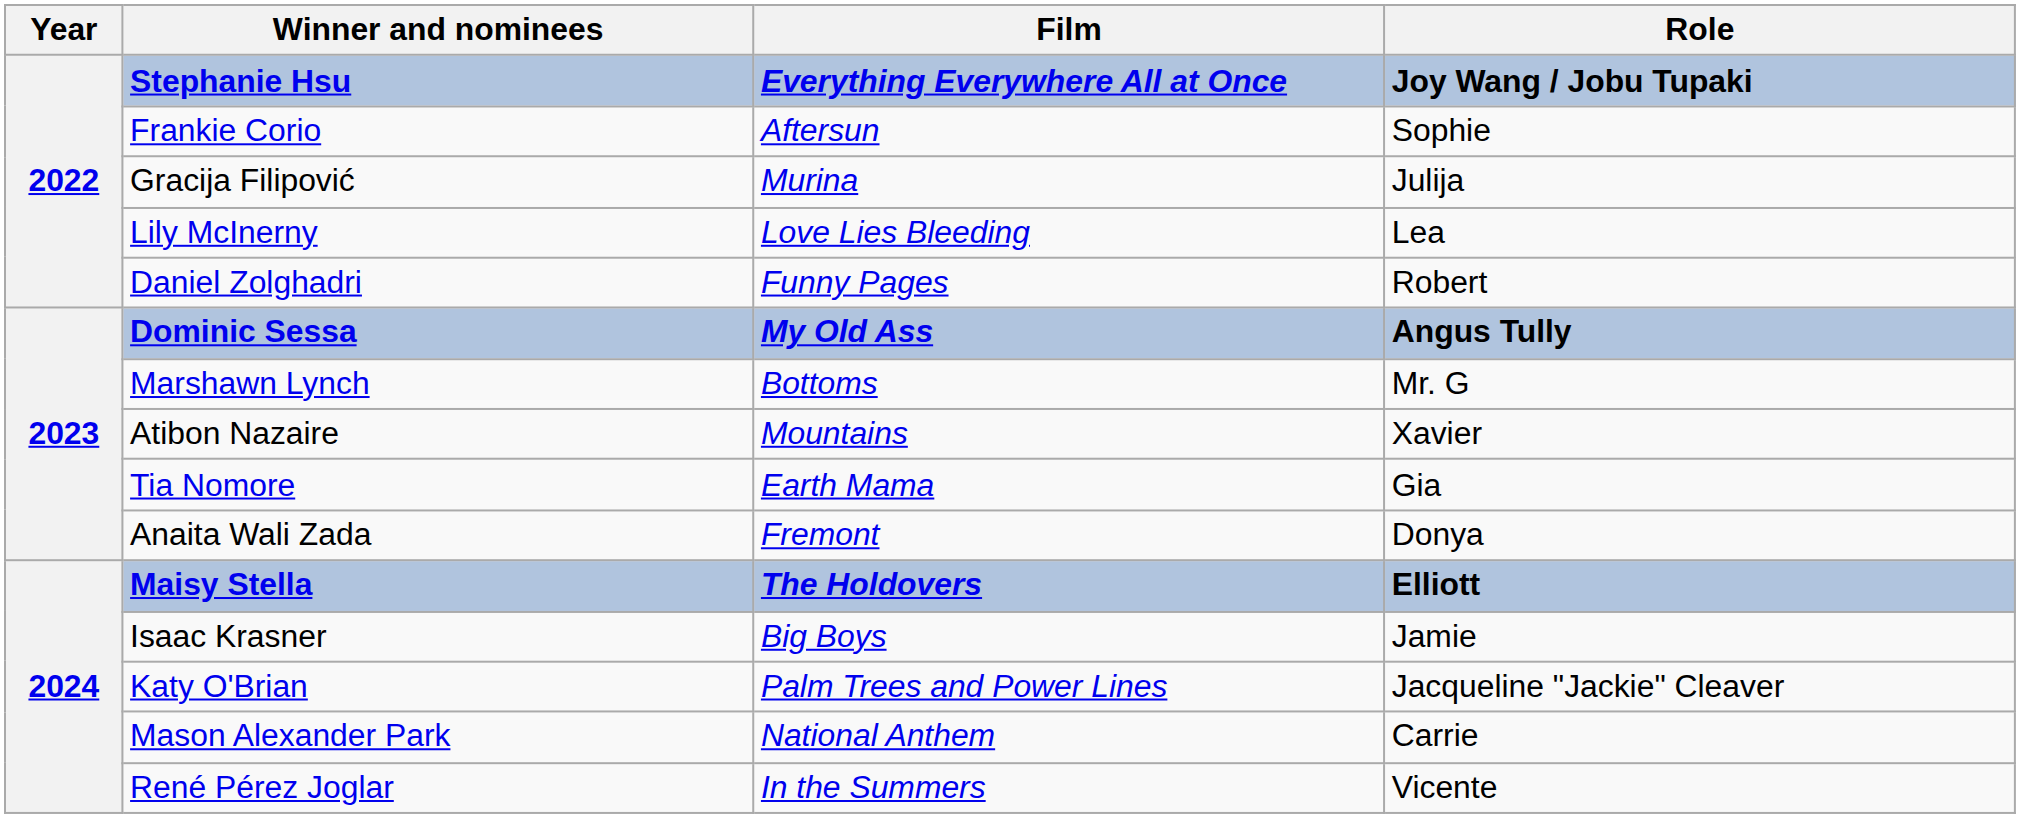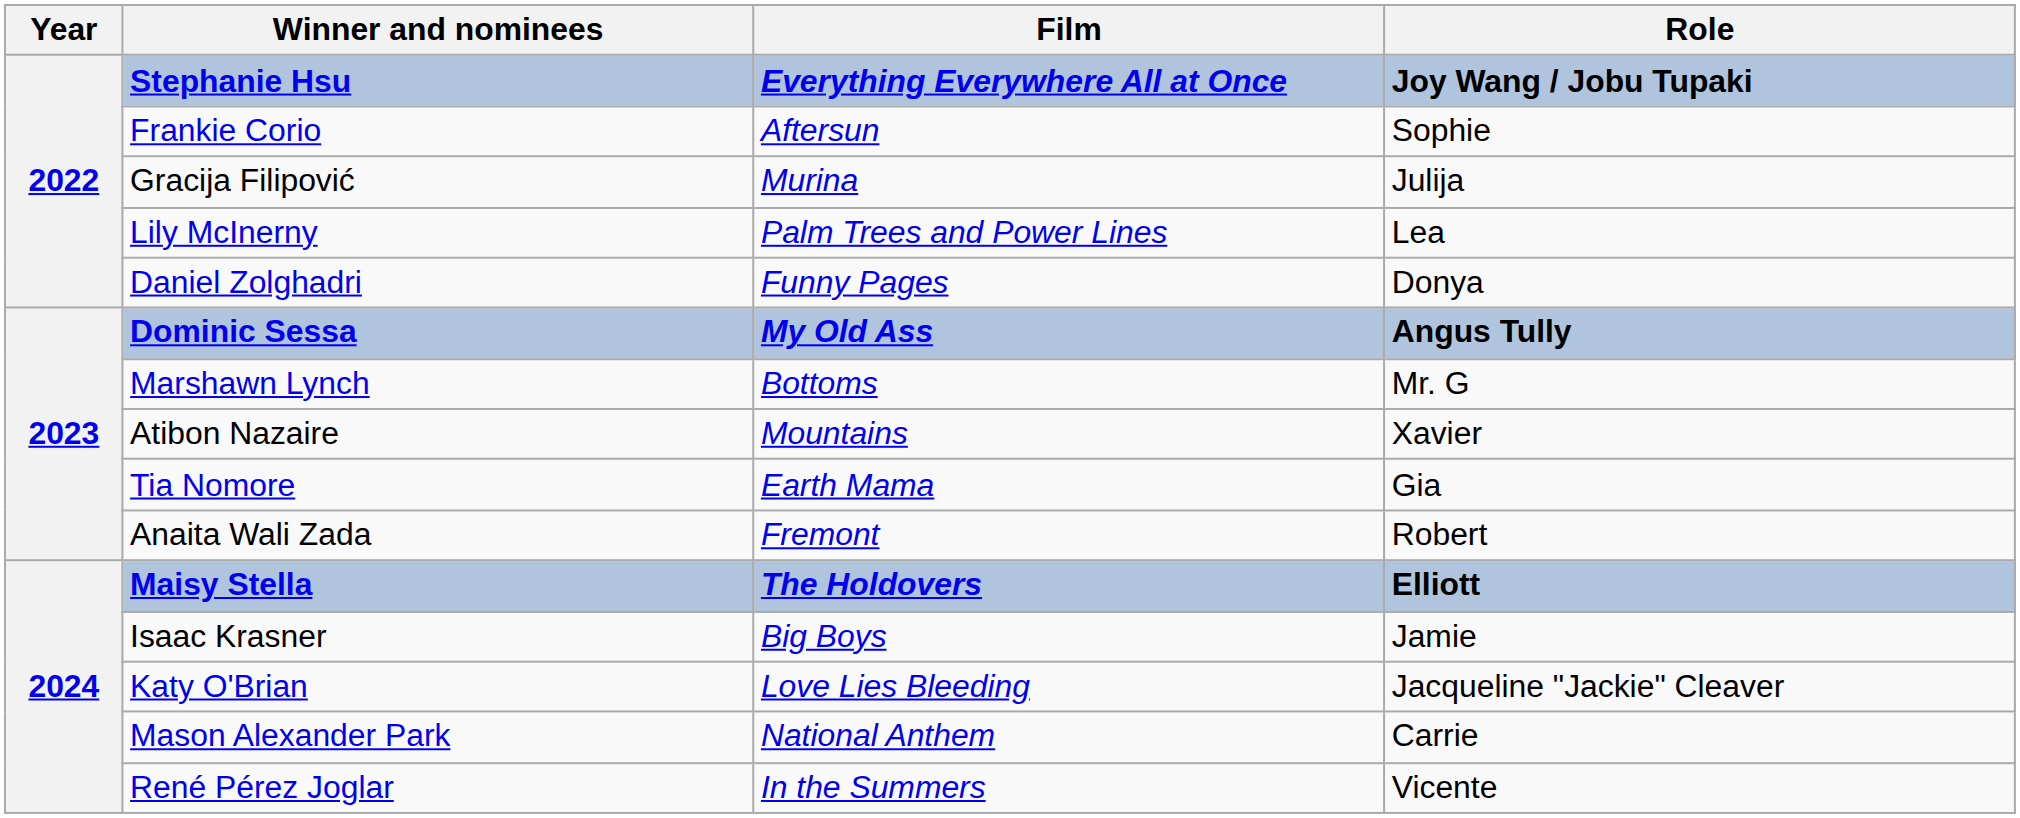(895, 231) Love Lies Bleeding -> (964, 231) Palm Trees and Power Lines
(1440, 282) Robert -> (1438, 282) Donya
(1438, 534) Donya -> (1440, 534) Robert
(964, 686) Palm Trees and Power Lines -> (895, 686) Love Lies Bleeding
